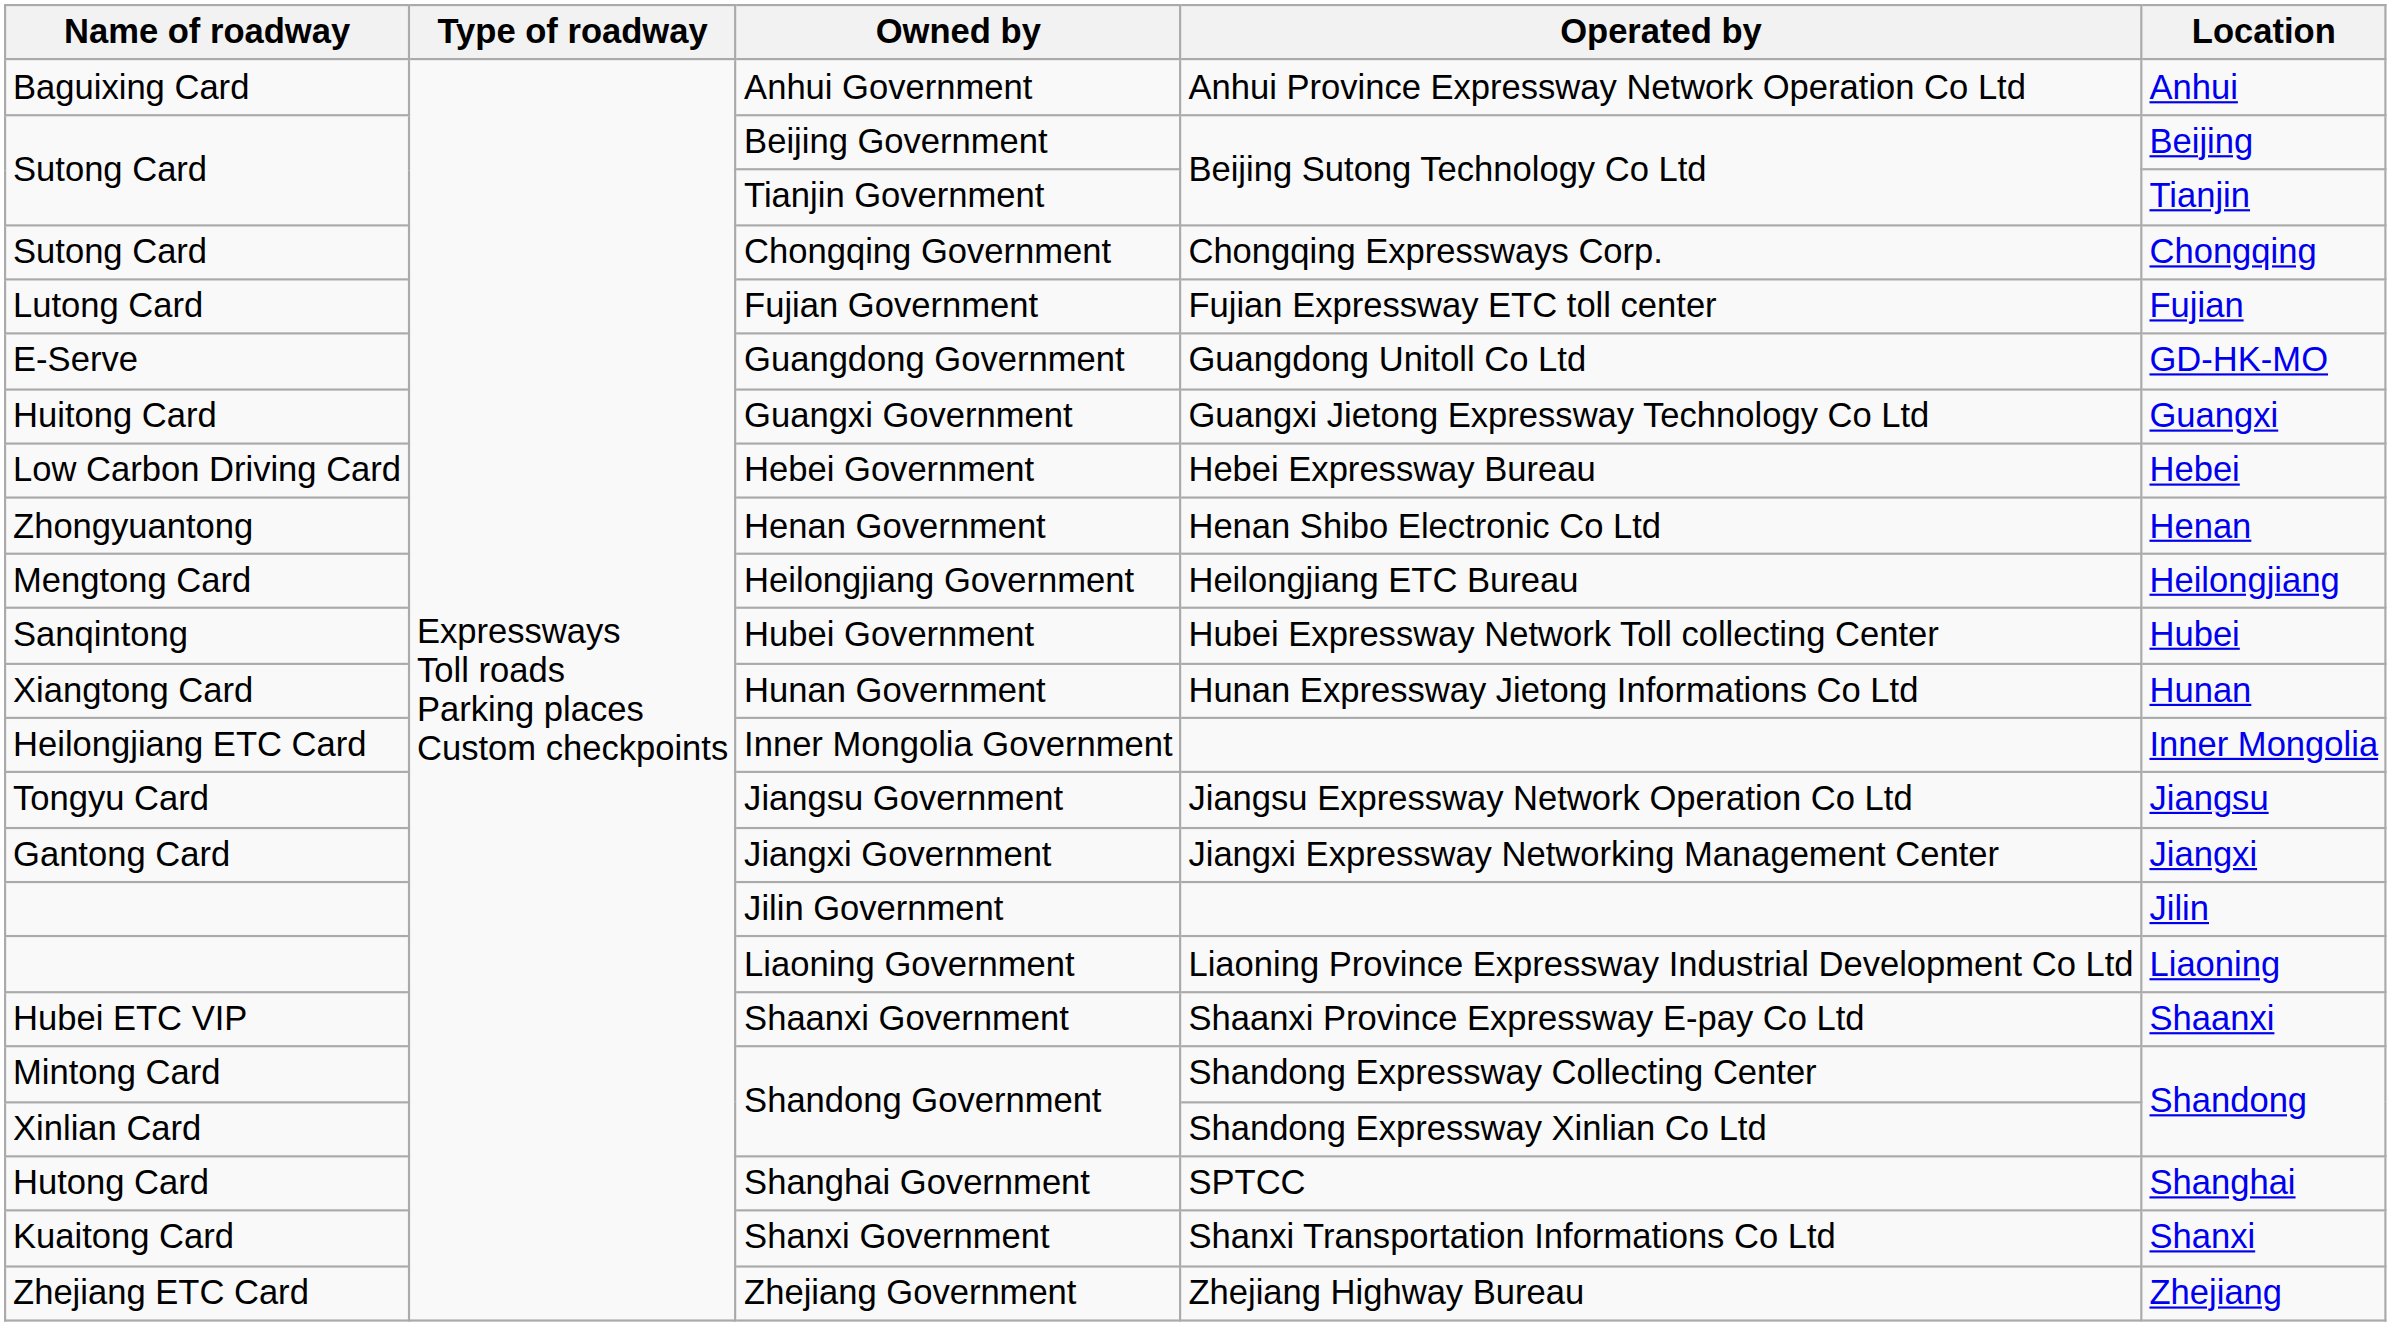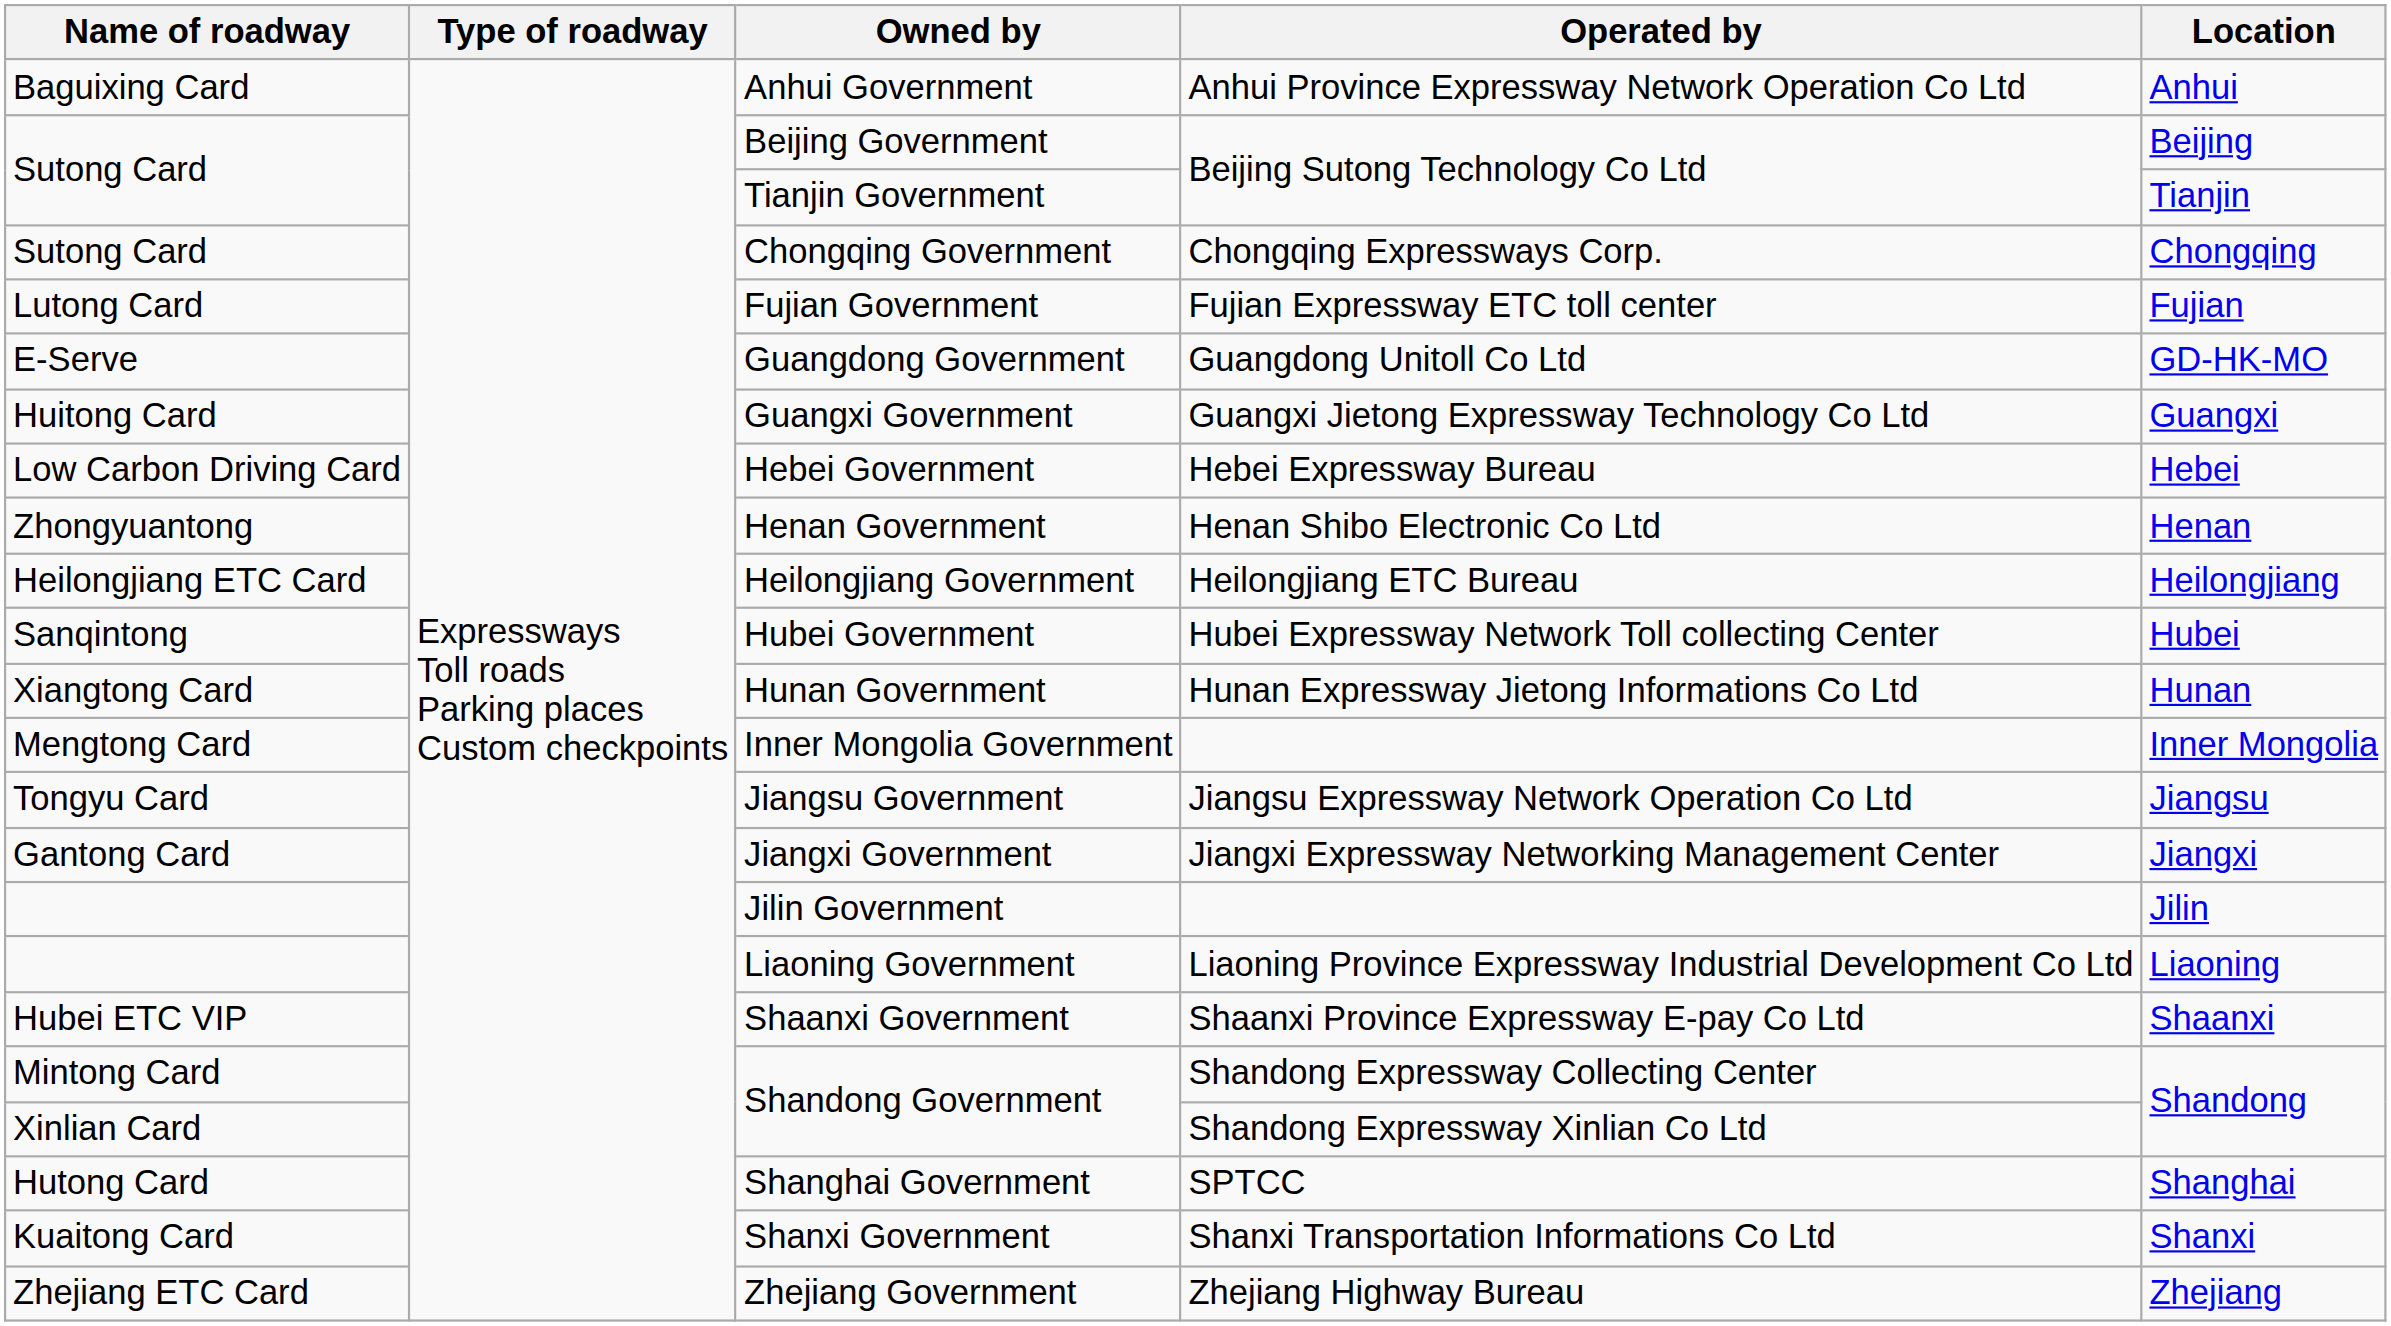(132, 580) Mengtong Card -> (190, 580) Heilongjiang ETC Card
(190, 744) Heilongjiang ETC Card -> (132, 744) Mengtong Card
